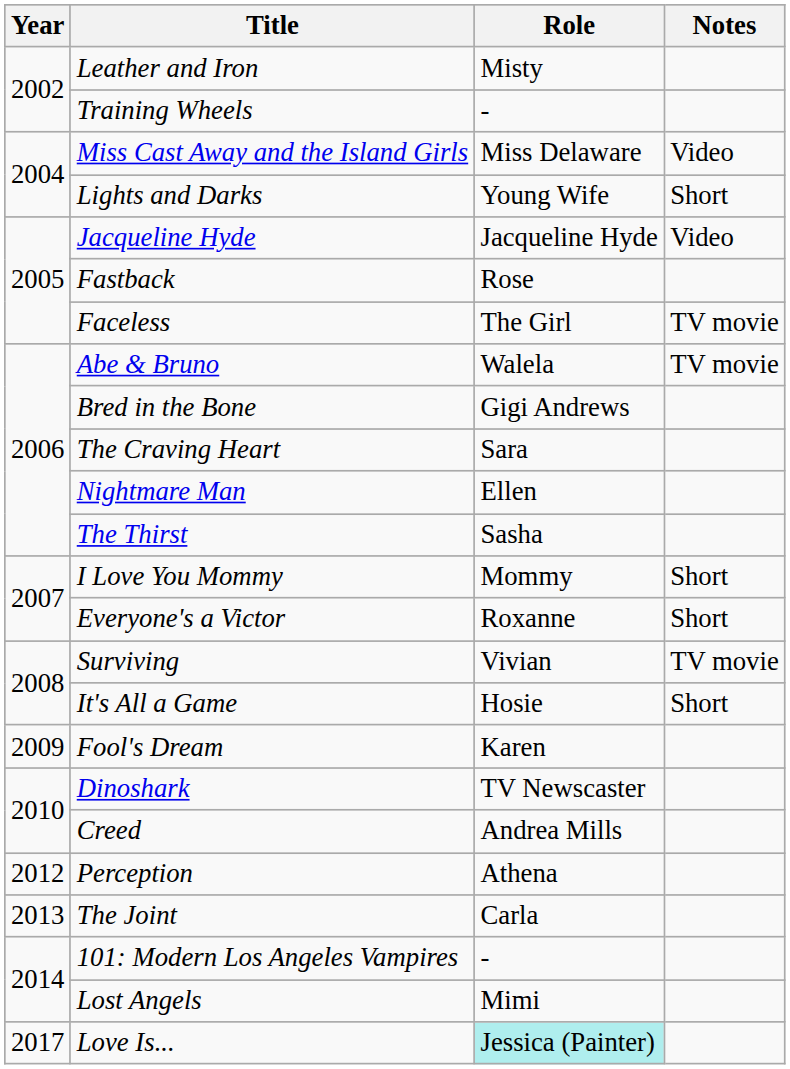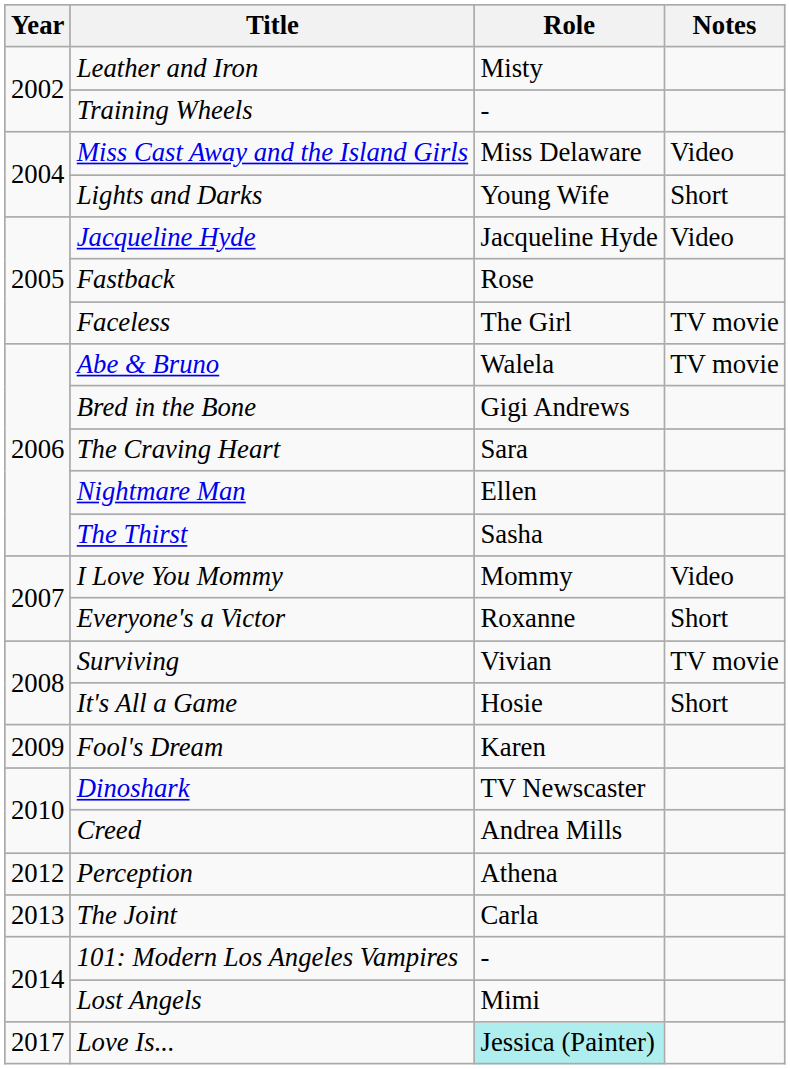(699, 576) Short -> (702, 576) Video
